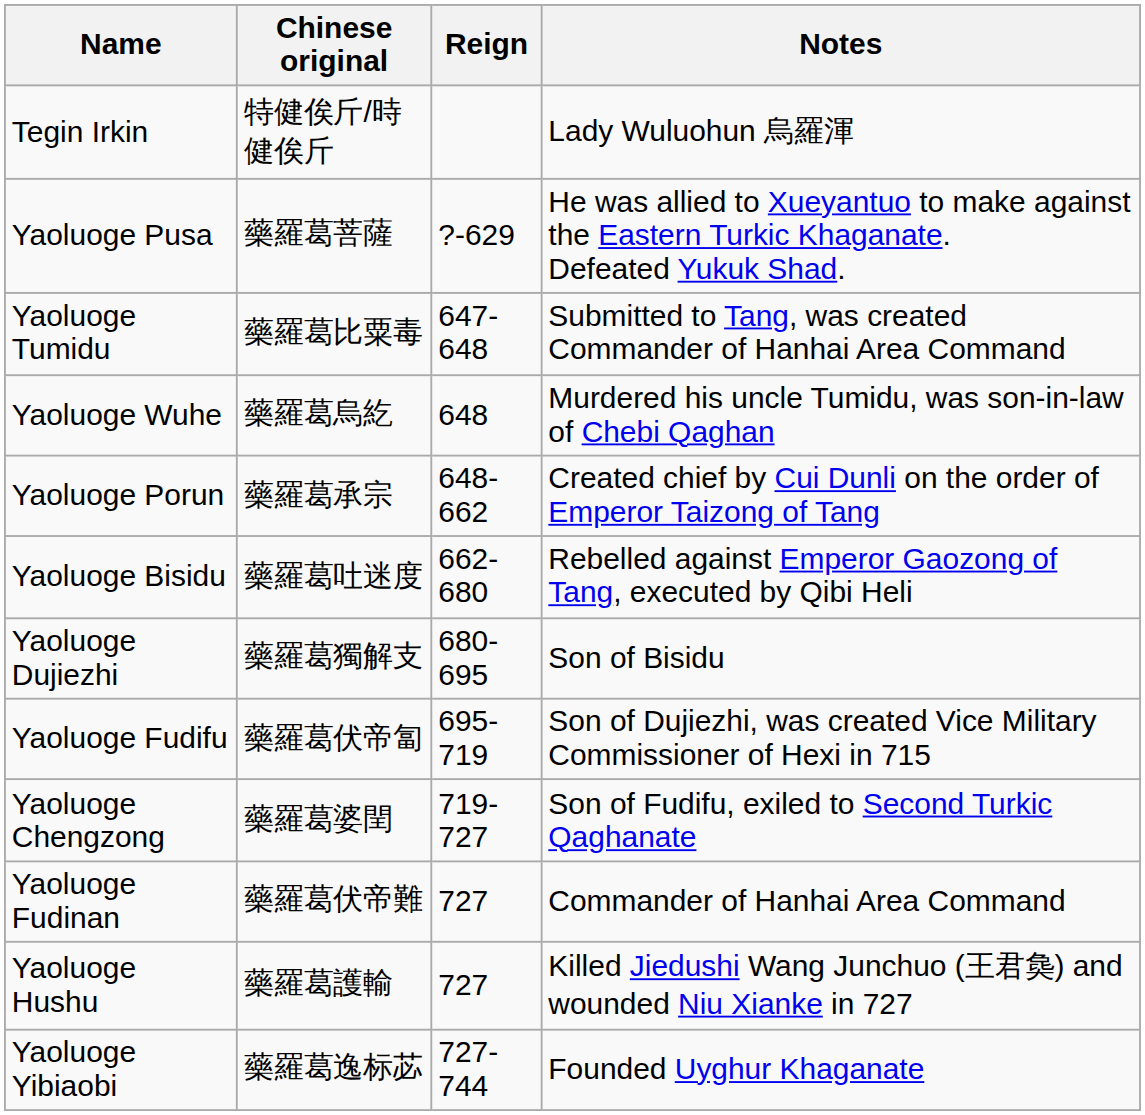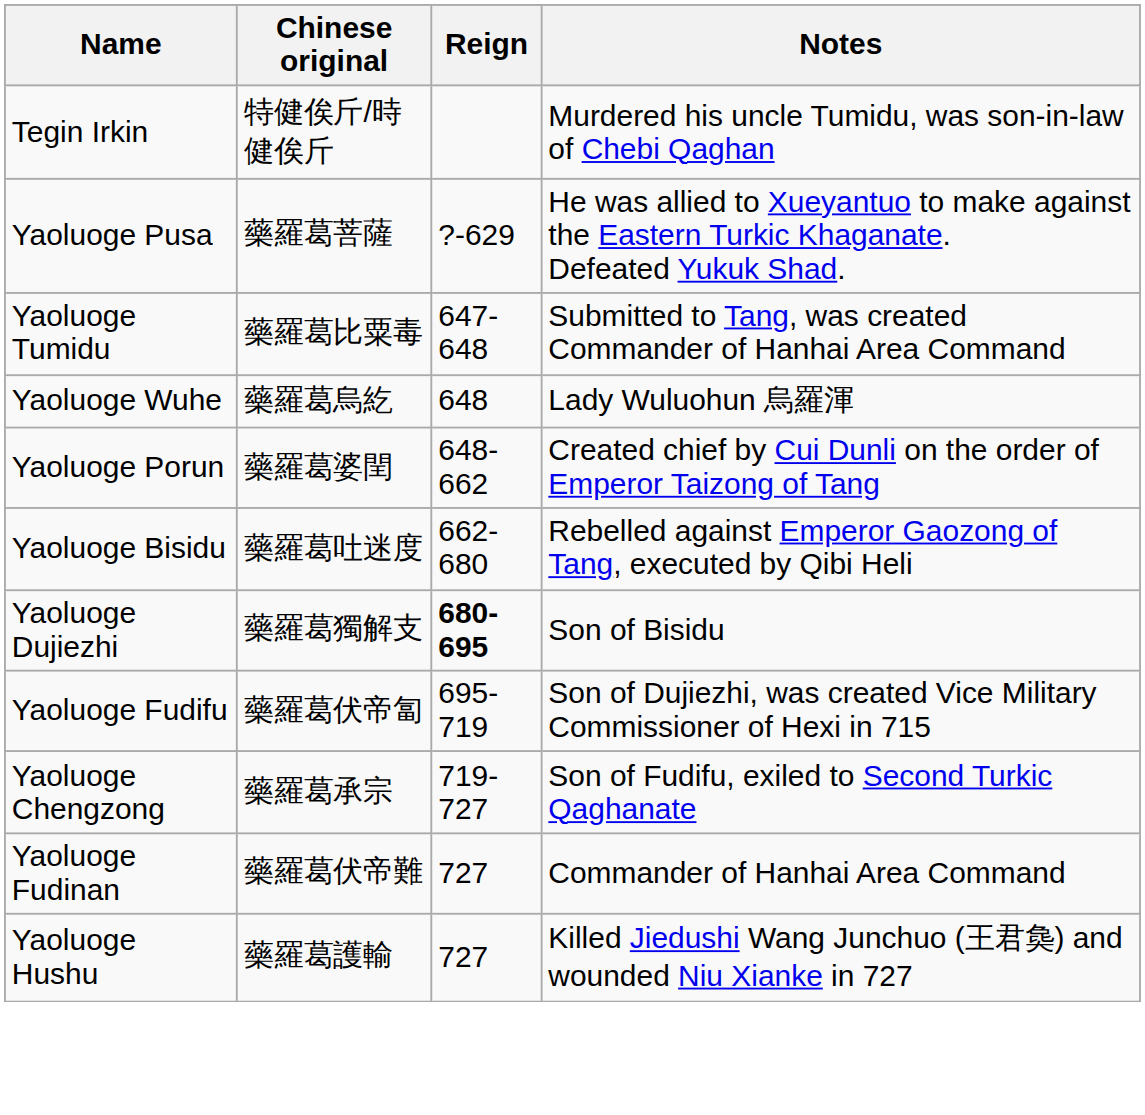(701, 130) Lady Wuluohun 烏羅渾 -> (836, 131) Murdered his uncle Tumidu, was son-in-law of Chebi Qaghan
(836, 414) Murdered his uncle Tumidu, was son-in-law of Chebi Qaghan -> (701, 399) Lady Wuluohun 烏羅渾
(319, 494) 藥羅葛承宗 -> (319, 466) 藥羅葛婆閏
(468, 657) normal -> (468, 629) bold
(319, 819) 藥羅葛婆閏 -> (319, 790) 藥羅葛承宗
- row: (74, 1068)
